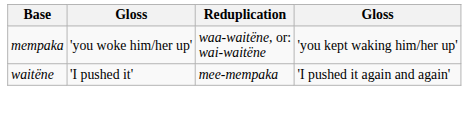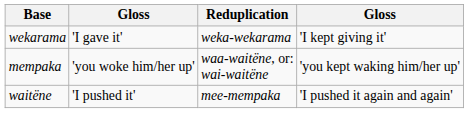+ row: (37, 37)
